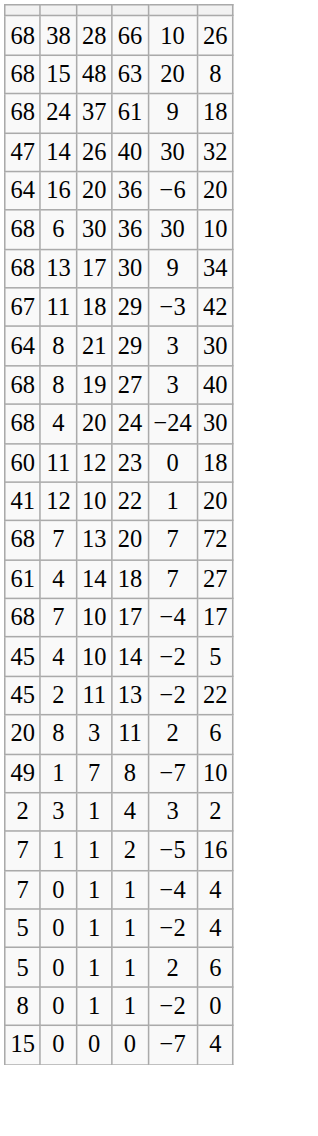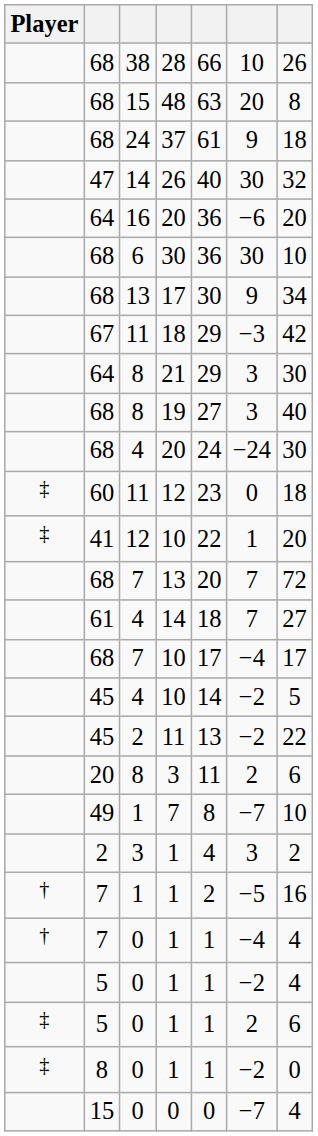+ column: (44, 23)
